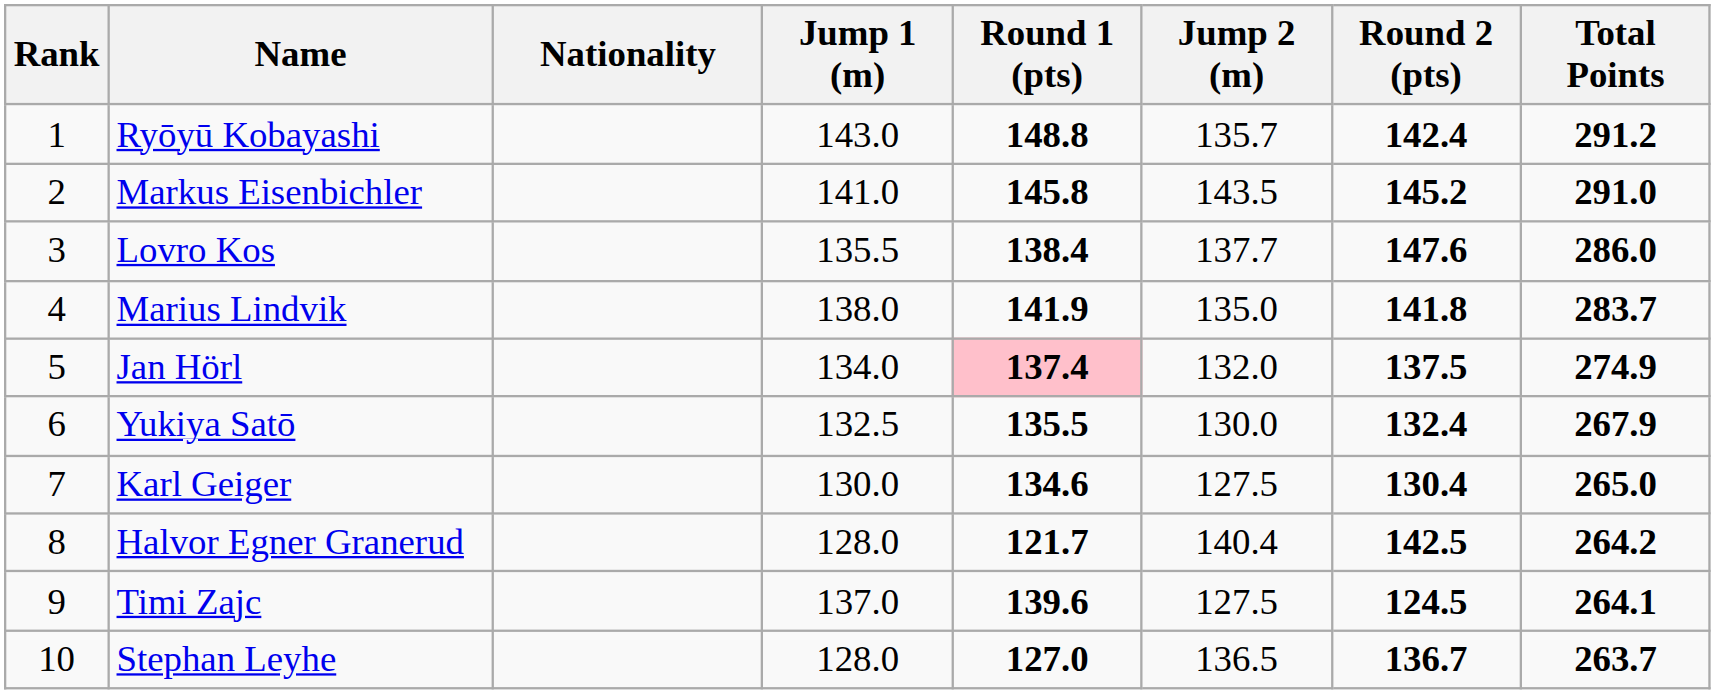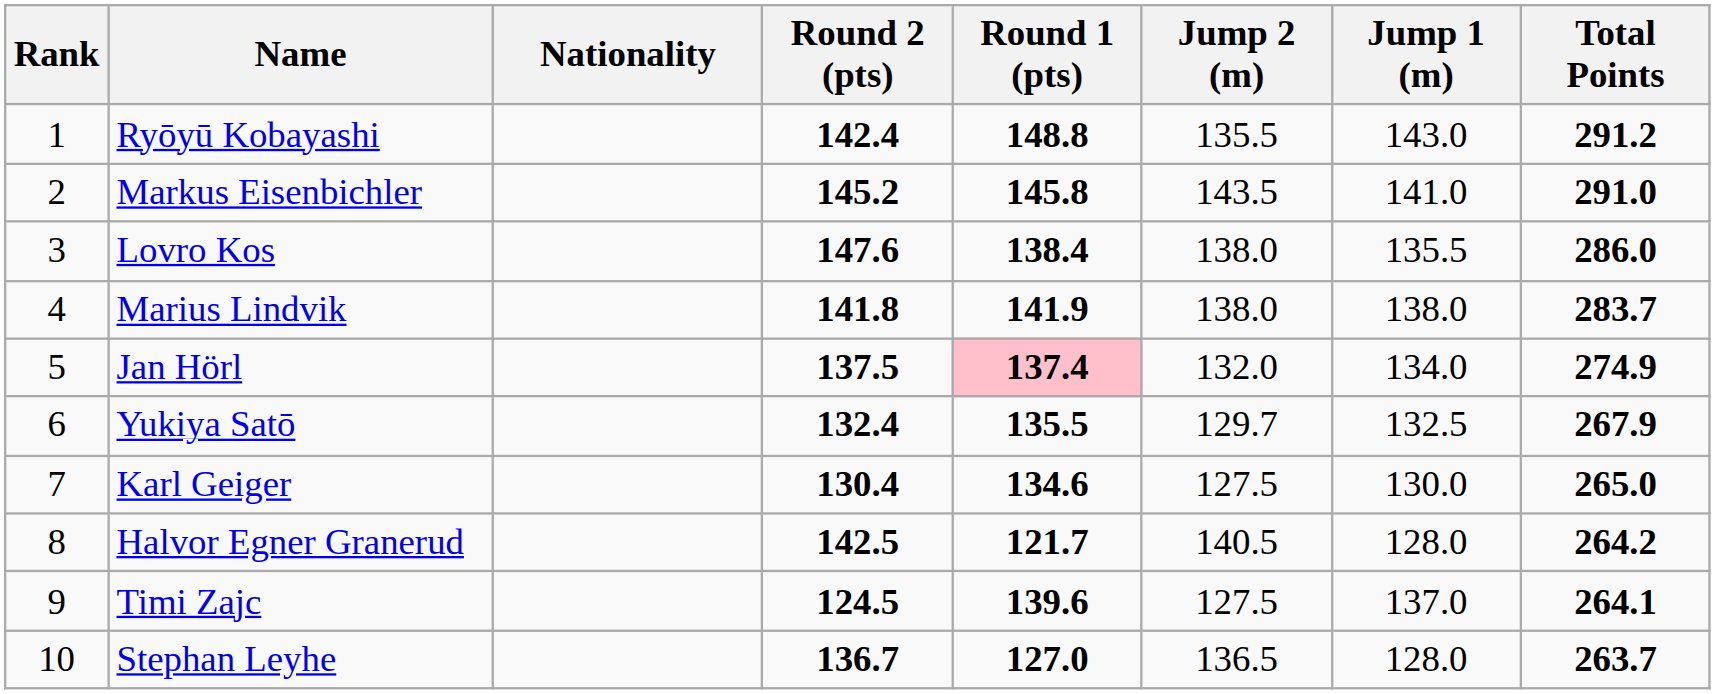columns swapped: (858, 54) <-> (1426, 54)
(1237, 133) 135.7 -> (1237, 133) 135.5
(1237, 250) 137.7 -> (1237, 250) 138.0
(1237, 308) 135.0 -> (1237, 308) 138.0
(1237, 425) 130.0 -> (1237, 425) 129.7
(1237, 541) 140.4 -> (1237, 541) 140.5
